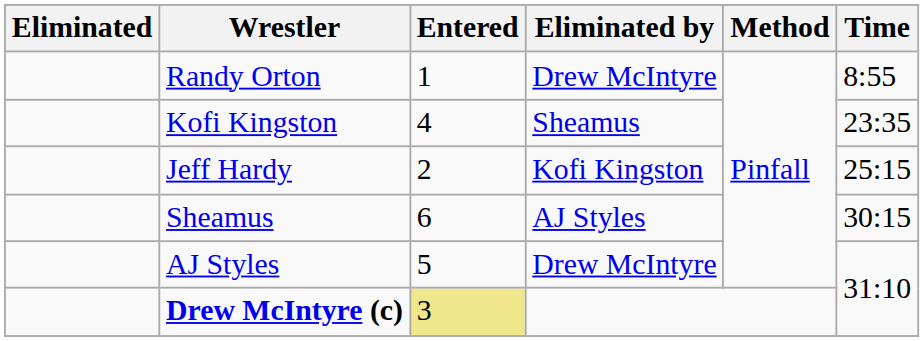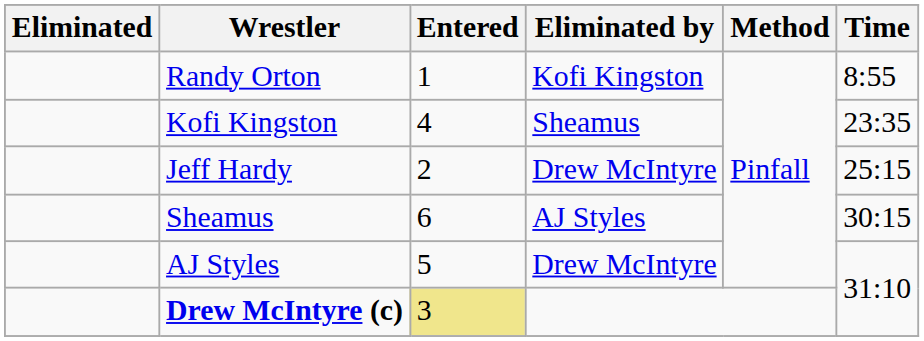(624, 75) Drew McIntyre -> (618, 75) Kofi Kingston
(618, 169) Kofi Kingston -> (624, 169) Drew McIntyre
